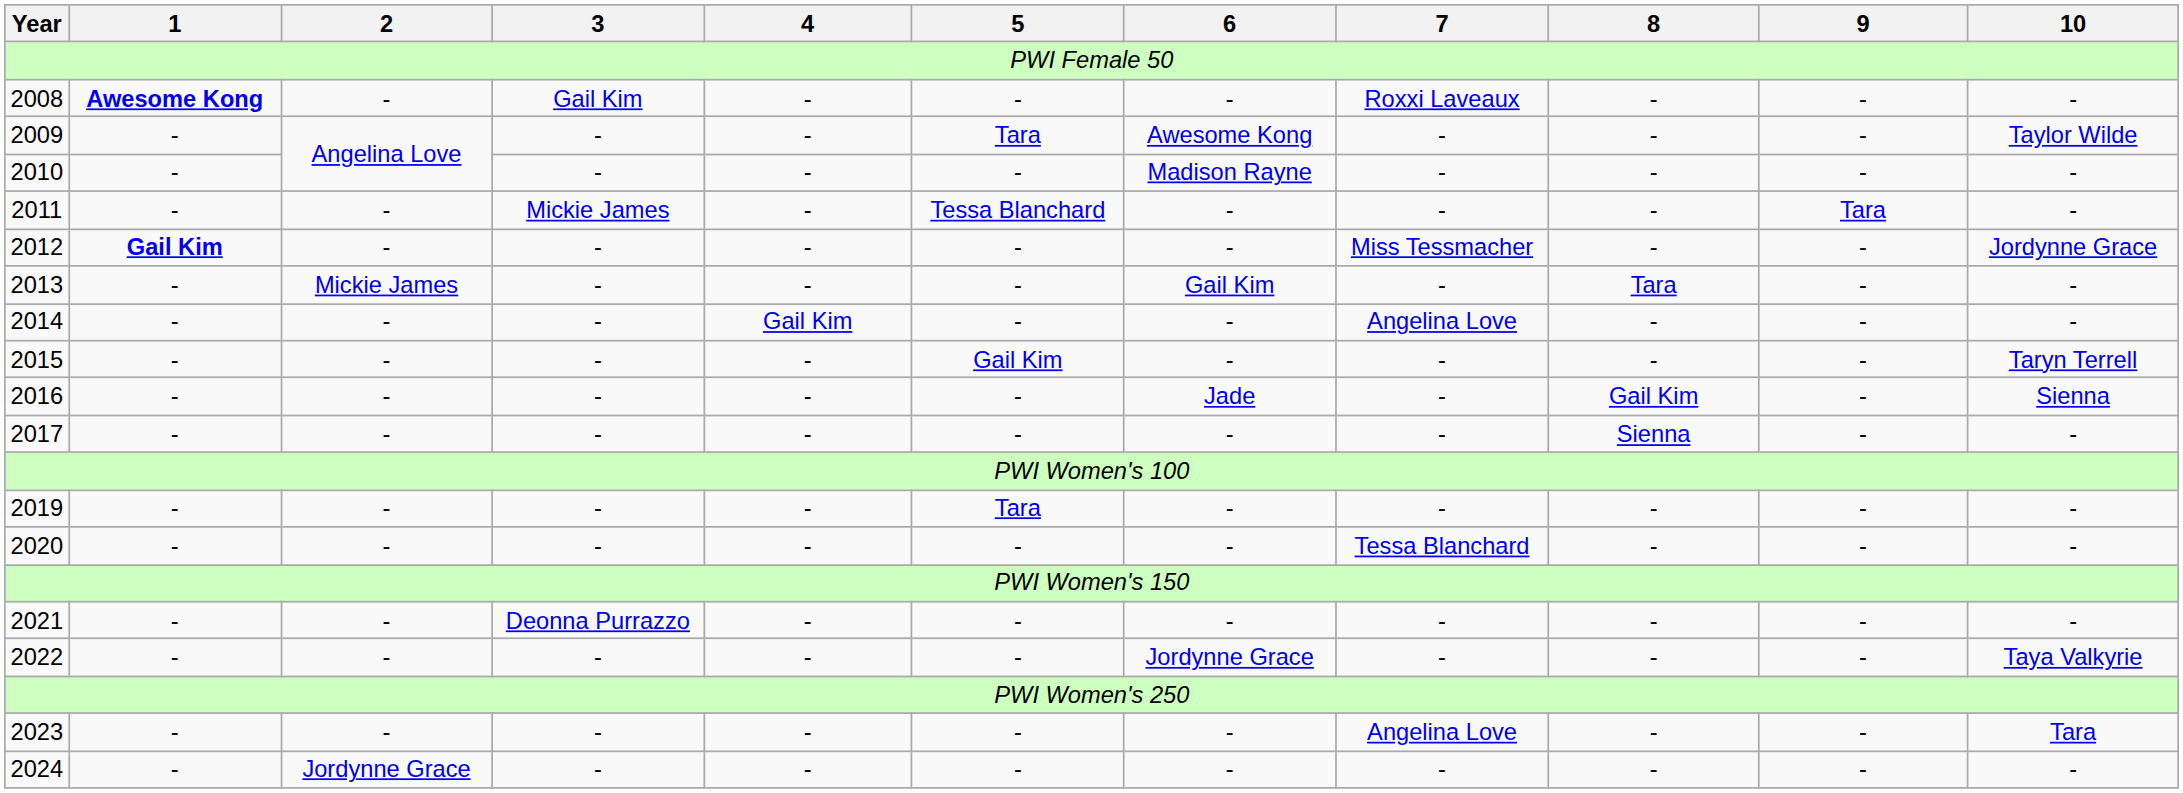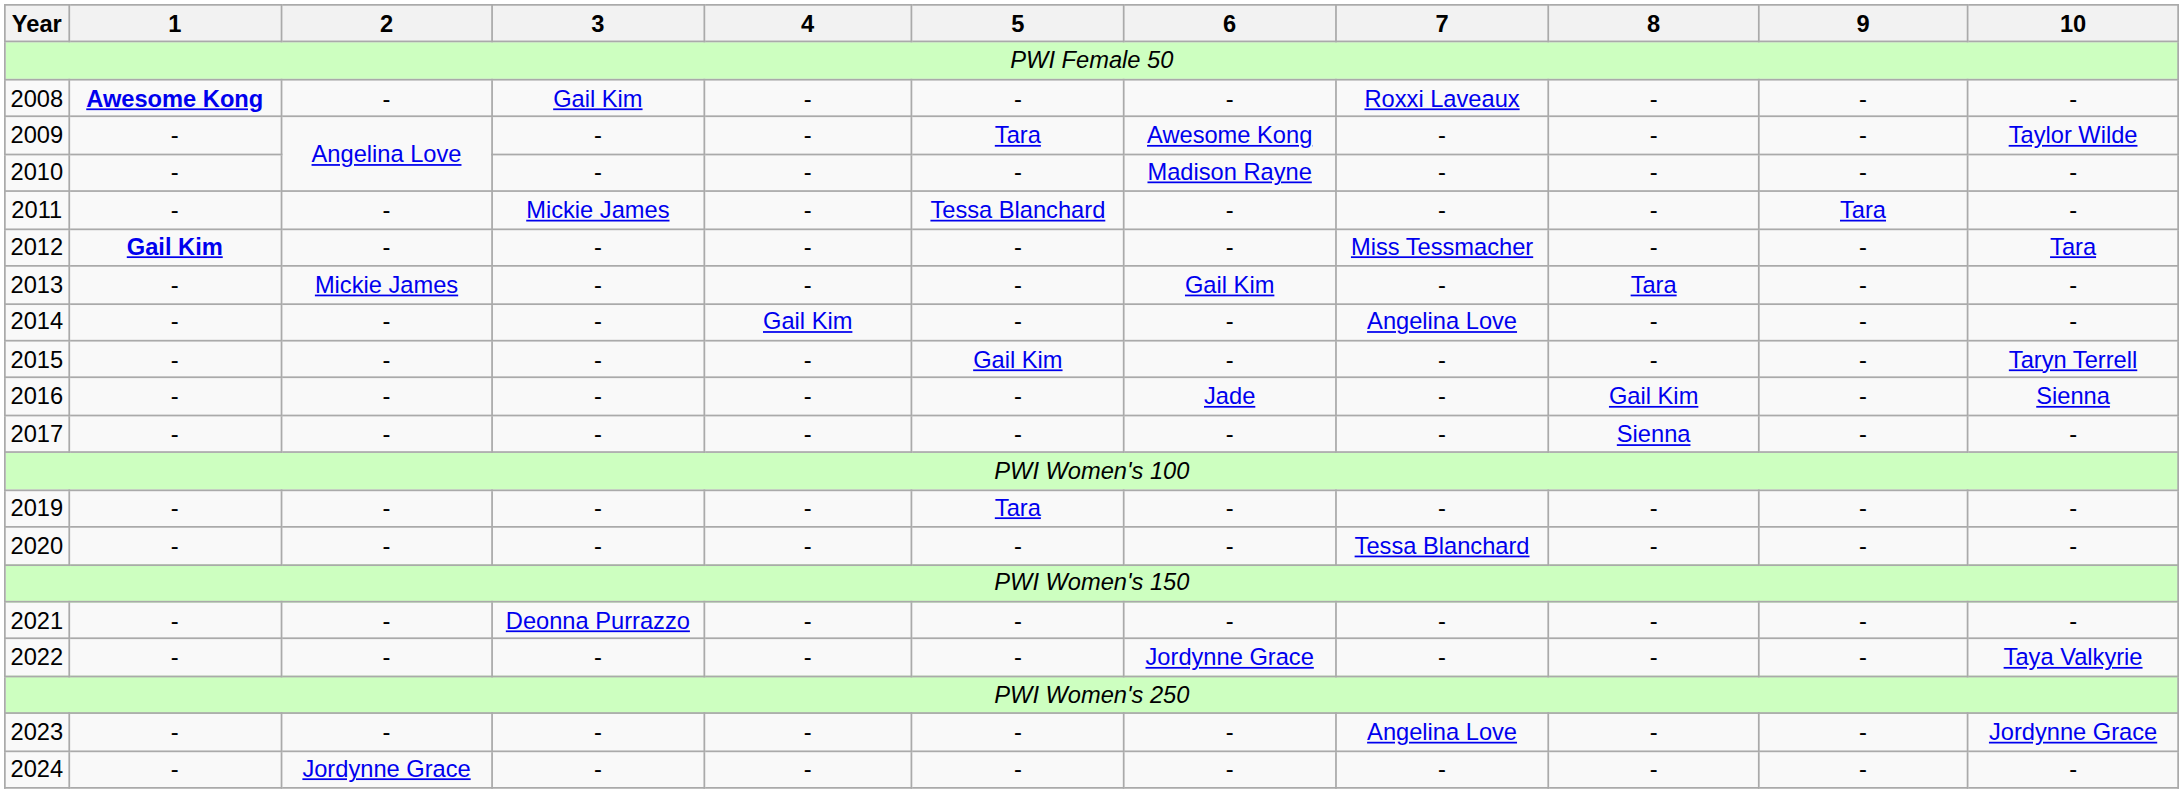(2073, 247) Jordynne Grace -> (2073, 247) Tara
(2073, 732) Tara -> (2073, 732) Jordynne Grace
